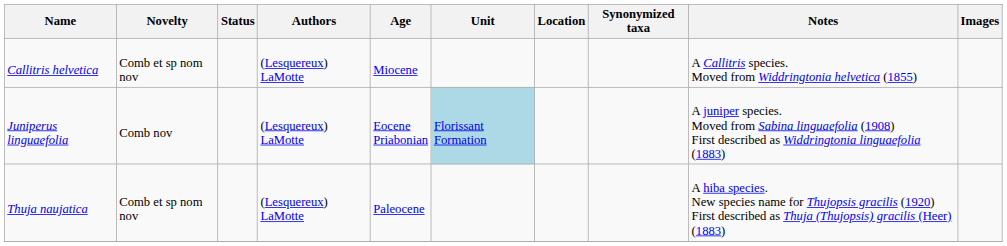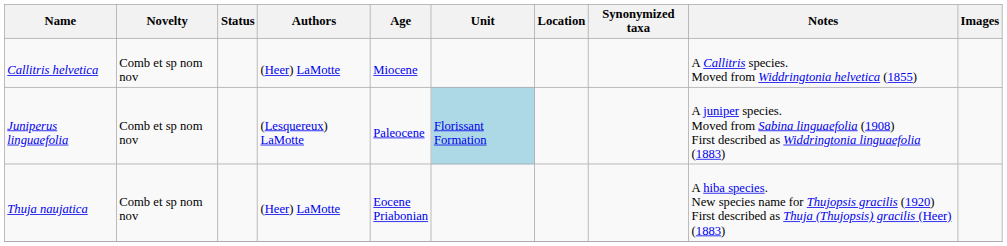(294, 70) (Lesquereux) LaMotte -> (300, 70) (Heer) LaMotte
(146, 132) Comb nov -> (161, 132) Comb et sp nom nov
(401, 132) Eocene Priabonian -> (399, 132) Paleocene
(294, 209) (Lesquereux) LaMotte -> (300, 209) (Heer) LaMotte
(399, 209) Paleocene -> (401, 209) Eocene Priabonian
